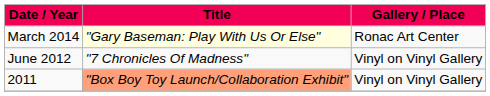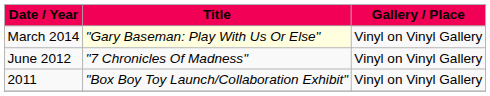(407, 36) Ronac Art Center -> (418, 36) Vinyl on Vinyl Gallery
(217, 79) lightsalmon background -> (217, 79) no background
